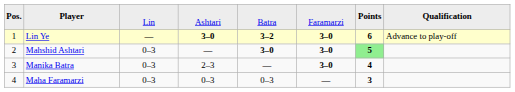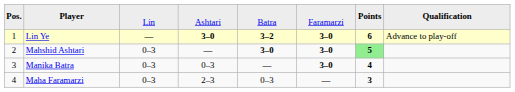(208, 65) 2–3 -> (208, 65) 0–3
(208, 80) 0–3 -> (208, 80) 2–3
